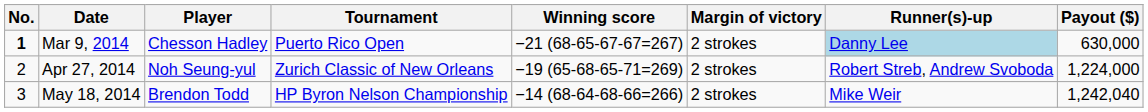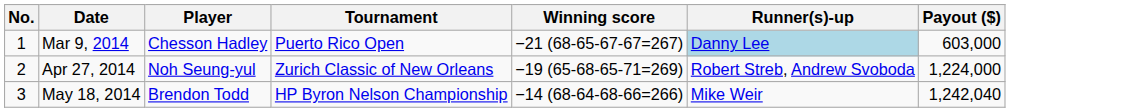- column: (756, 18)
(21, 43) bold -> (21, 43) normal
(1110, 43) 630,000 -> (972, 43) 603,000
